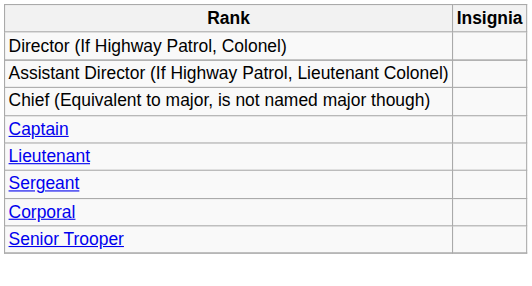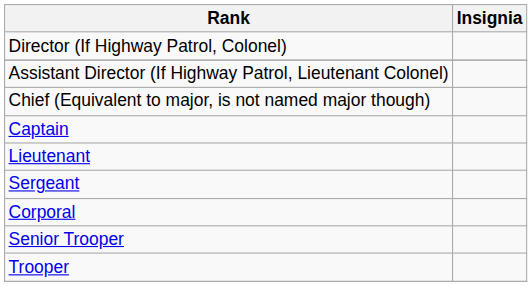+ row: (39, 267)
